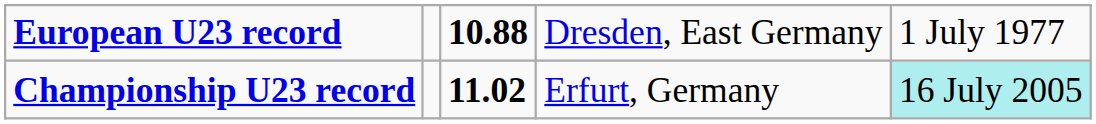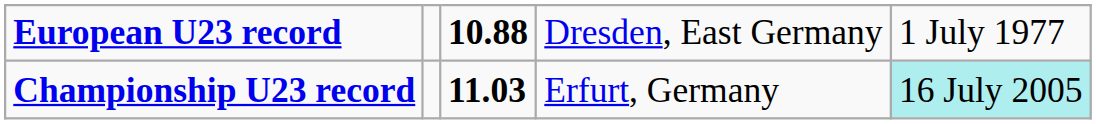(487, 88) 11.02 -> (487, 88) 11.03
